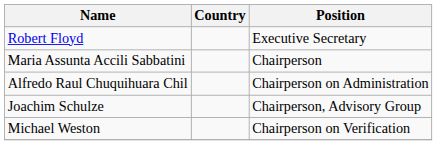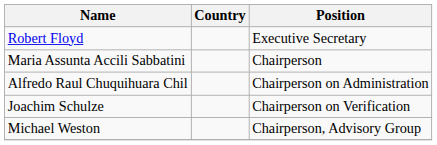(337, 106) Chairperson, Advisory Group -> (331, 106) Chairperson on Verification
(331, 128) Chairperson on Verification -> (337, 128) Chairperson, Advisory Group
